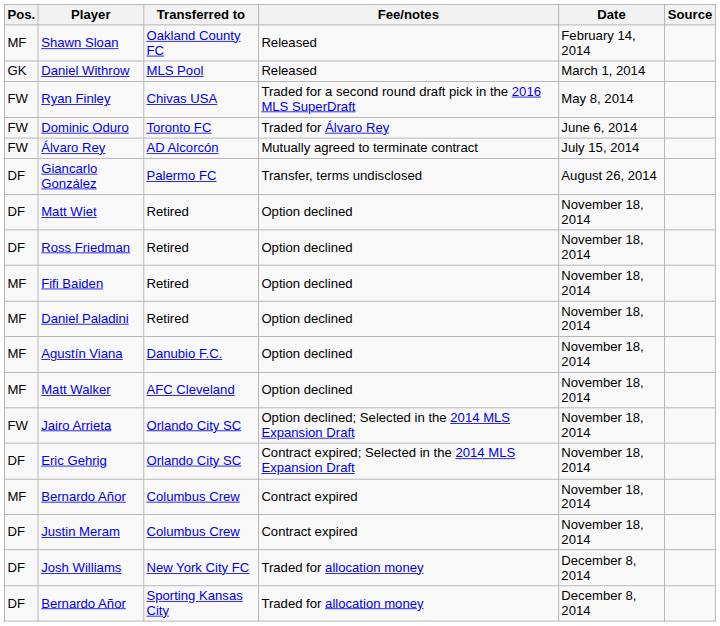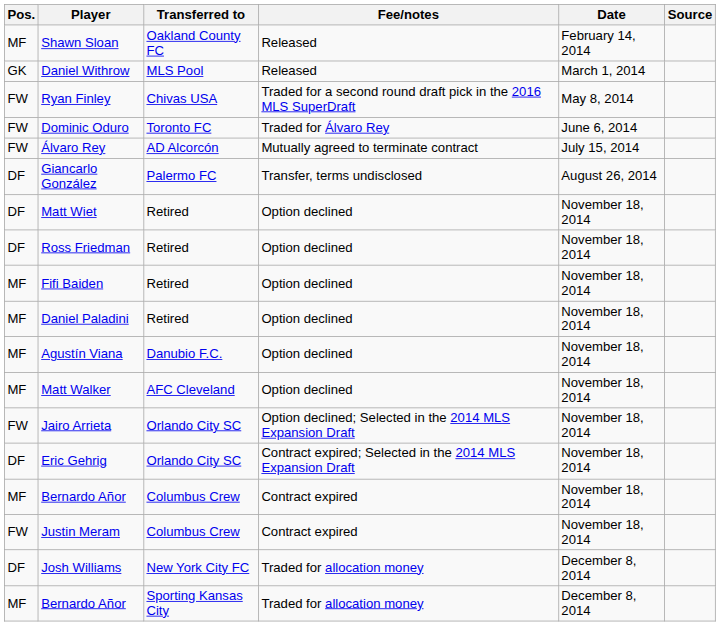(16, 532) DF -> (18, 532) FW
(16, 603) DF -> (17, 603) MF
